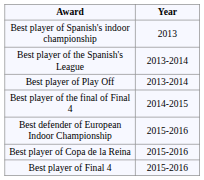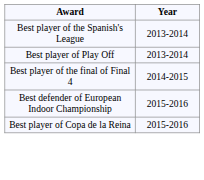- row: (70, 33)
- row: (70, 167)
